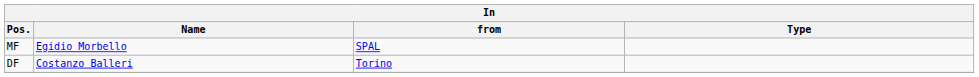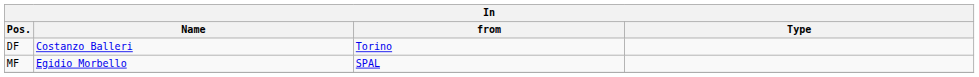rows swapped: (13, 63) <-> (13, 46)
